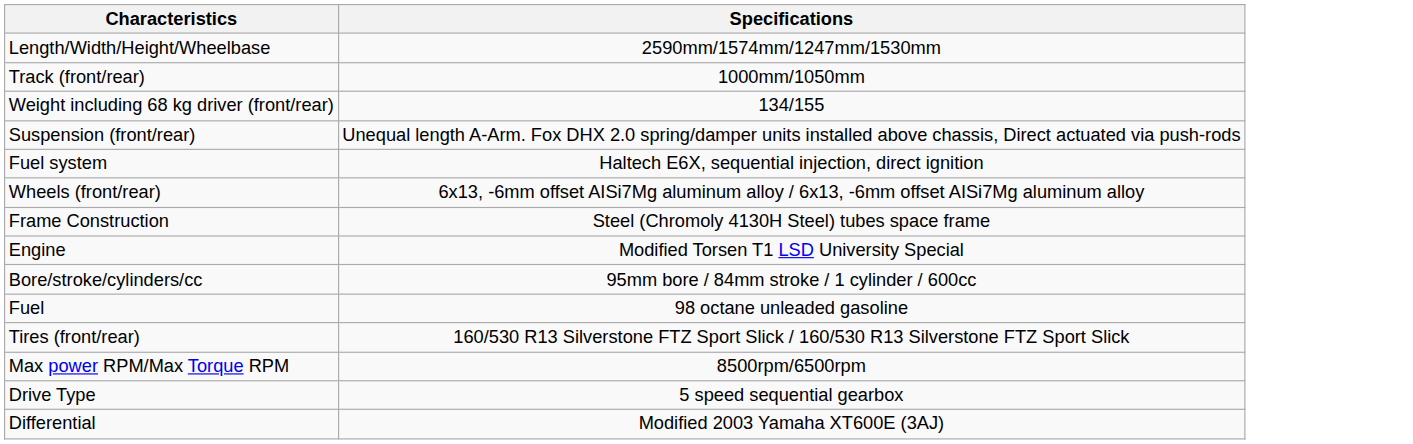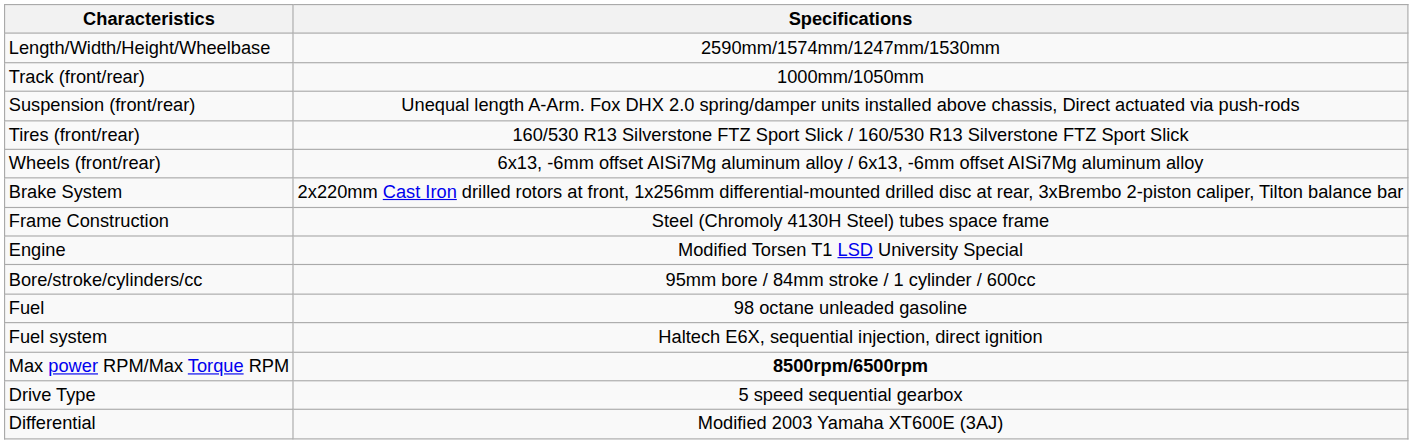- row: (171, 105)
rows swapped: (74, 337) <-> (58, 163)
+ row: (66, 192)
(791, 366) normal -> (851, 366) bold
